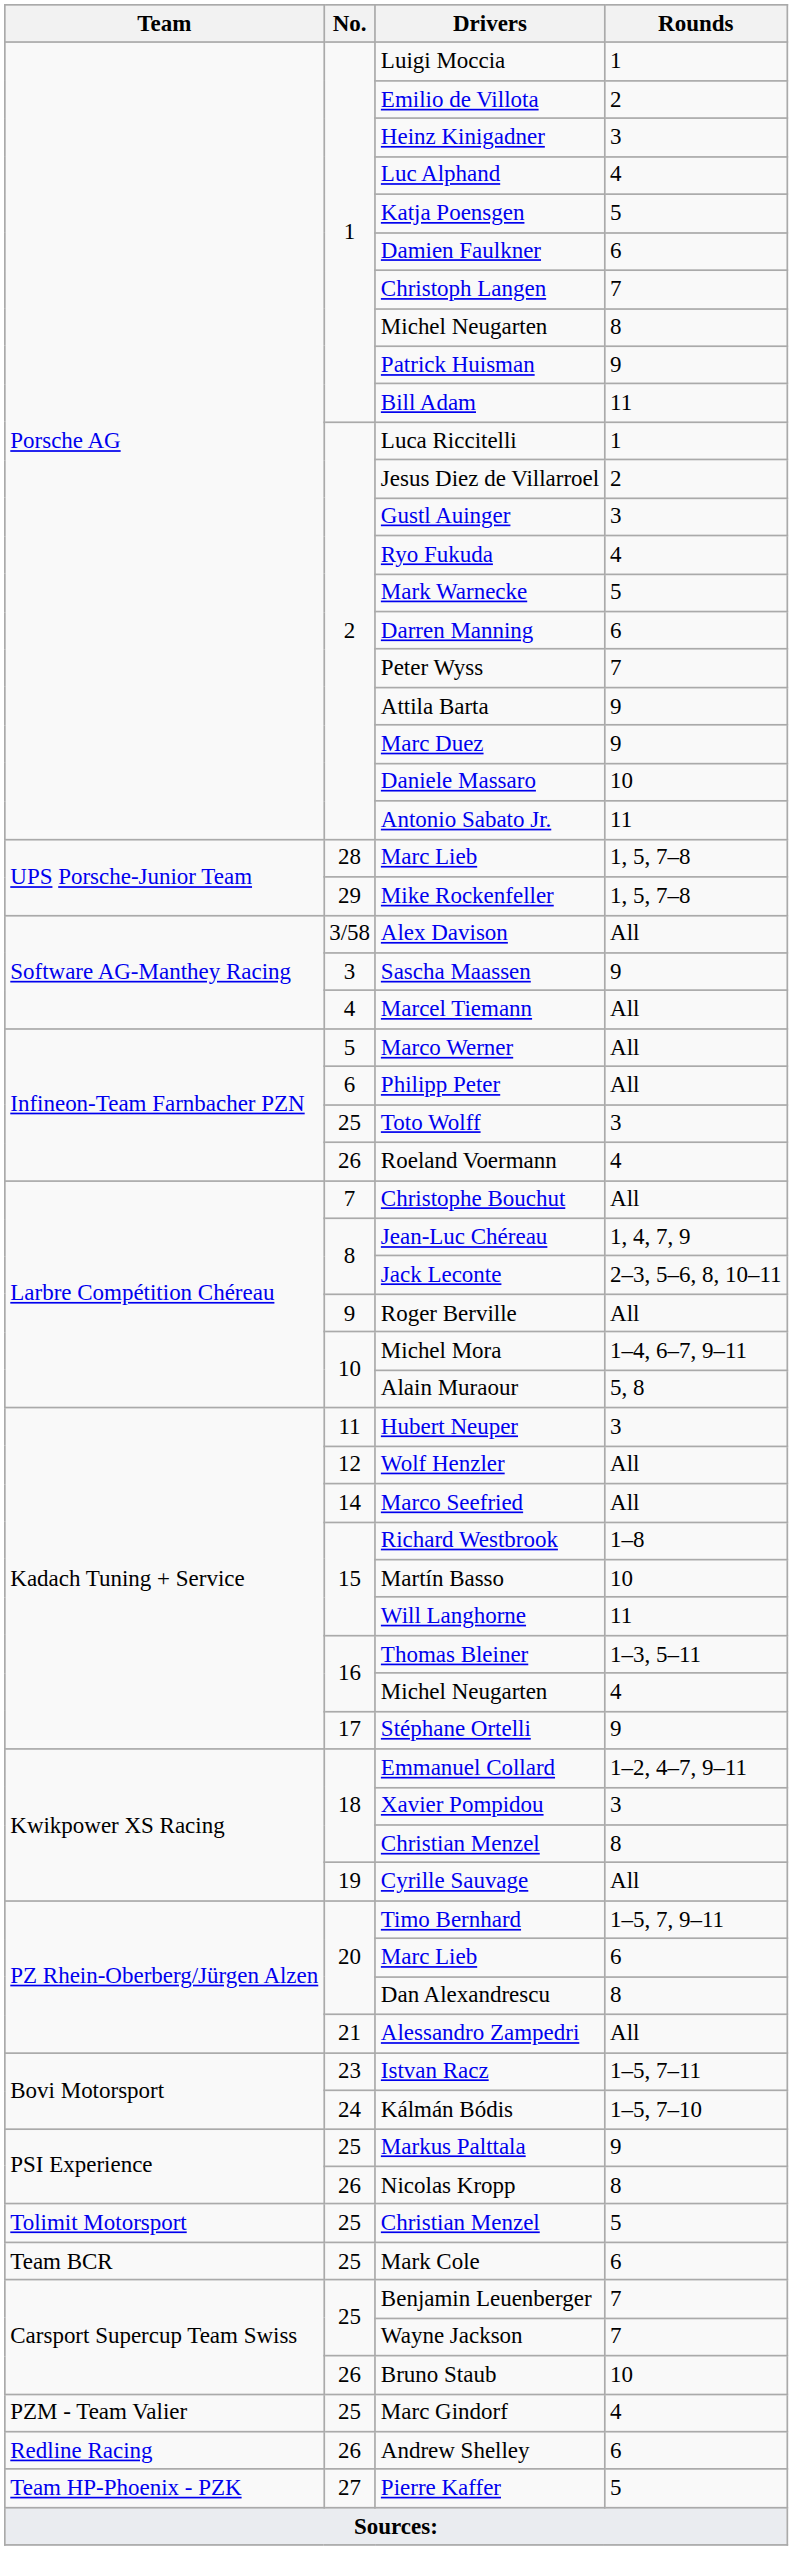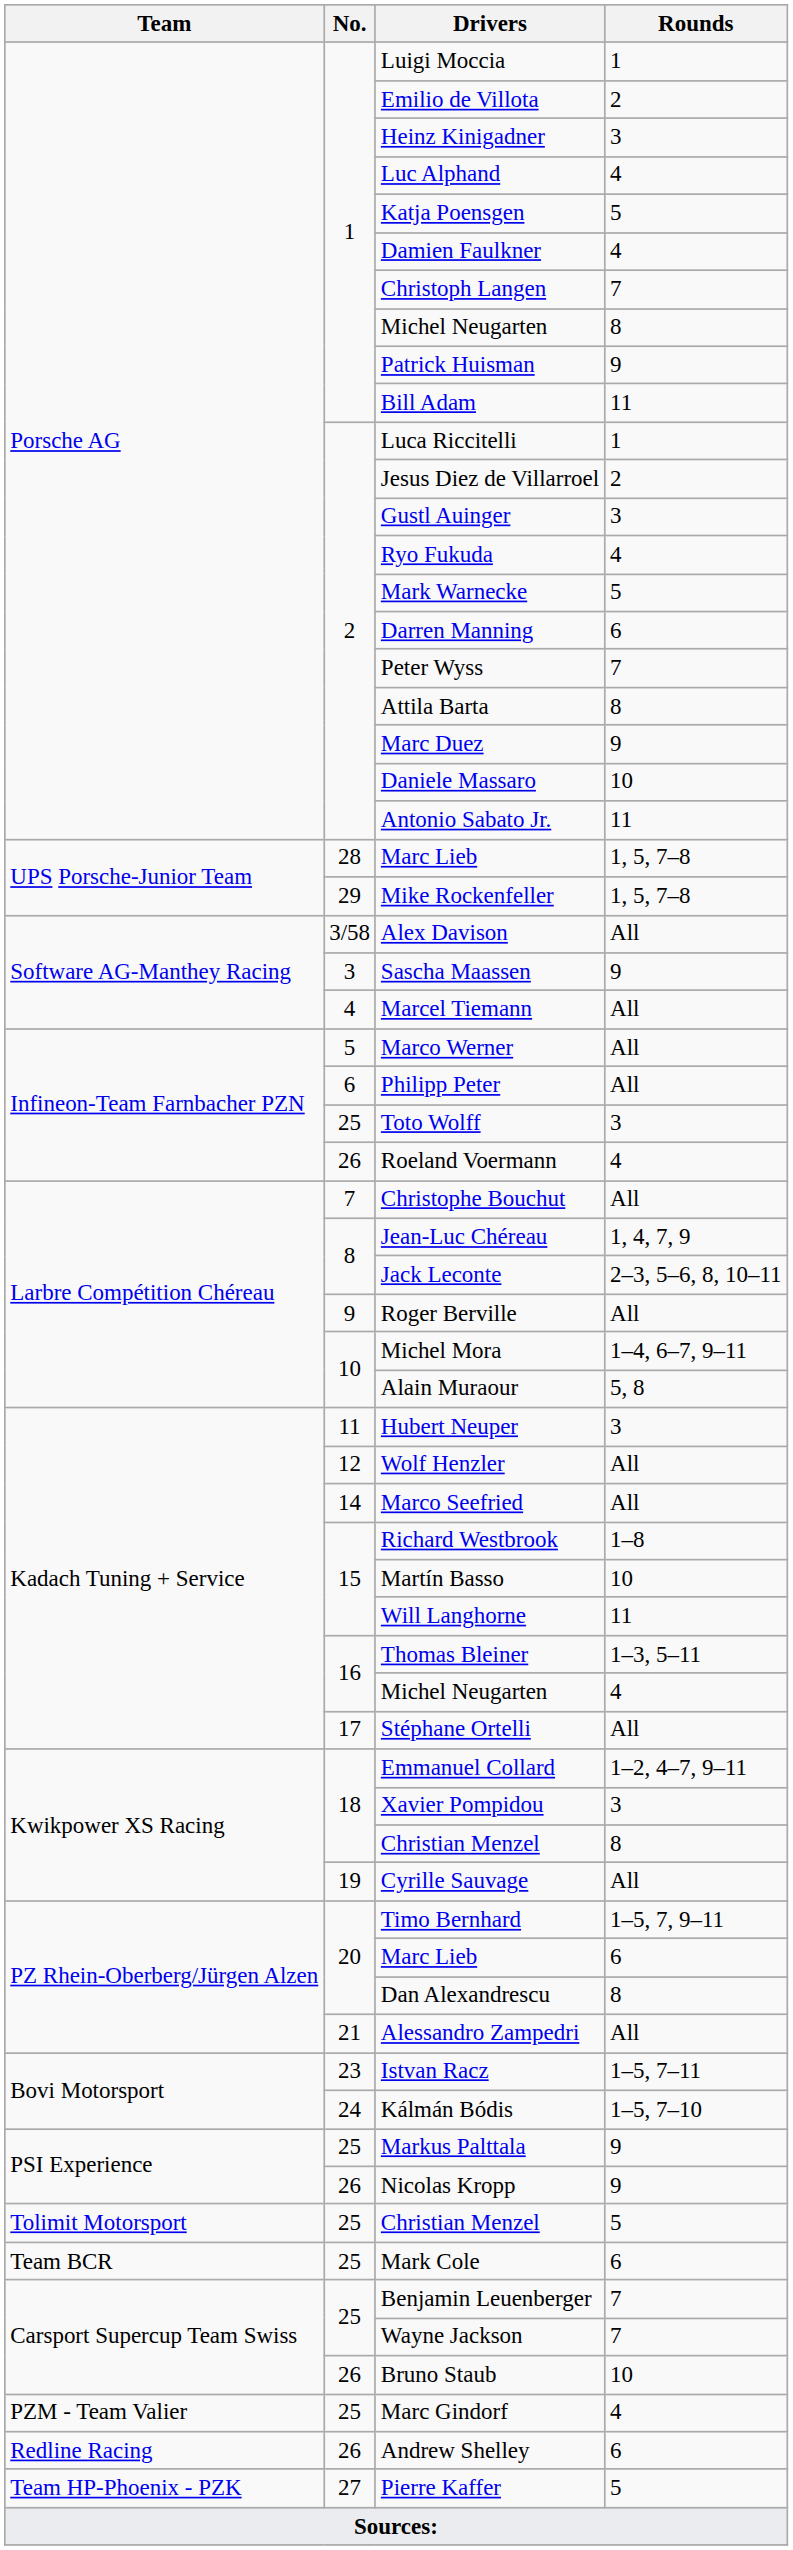(616, 250) 6 -> (616, 250) 4
(616, 705) 9 -> (616, 705) 8
(616, 1729) 9 -> (625, 1729) All
(616, 2184) 8 -> (616, 2184) 9
